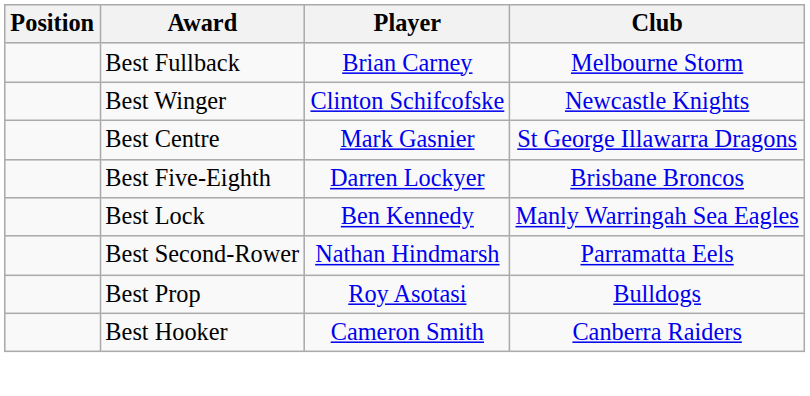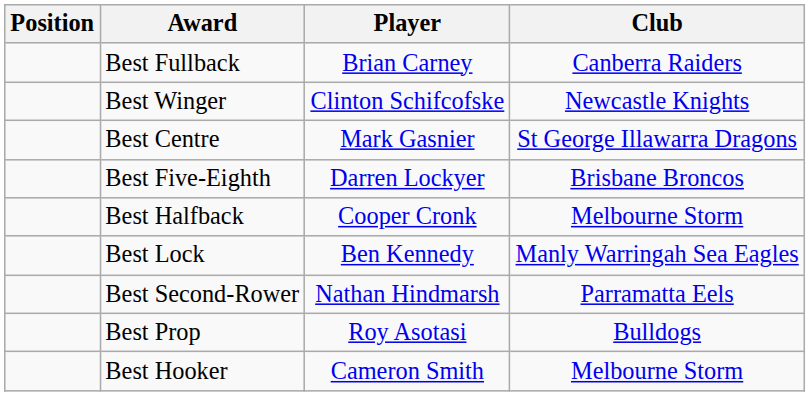(657, 62) Melbourne Storm -> (657, 62) Canberra Raiders
+ row: (175, 216)
(657, 332) Canberra Raiders -> (657, 370) Melbourne Storm
